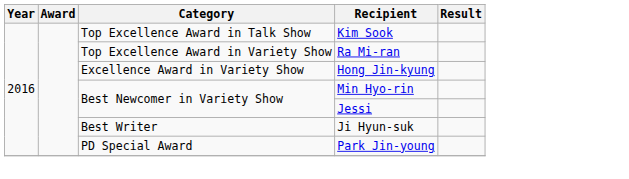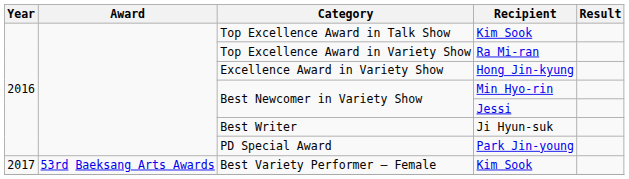+ row: (328, 165)
